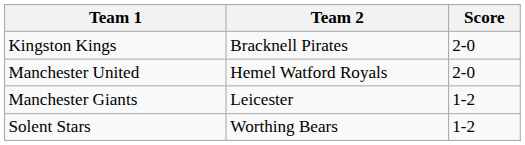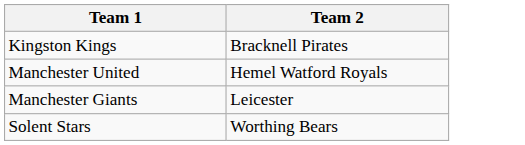- column: (484, 18)
